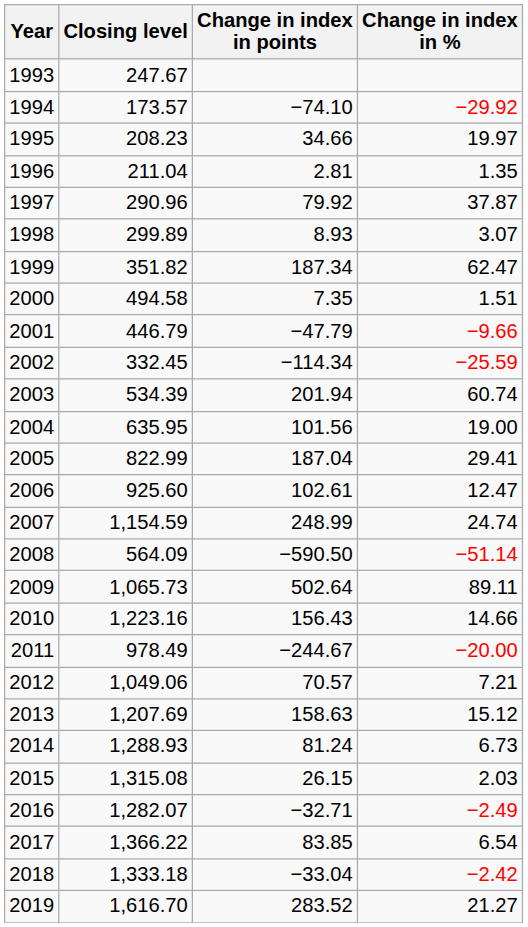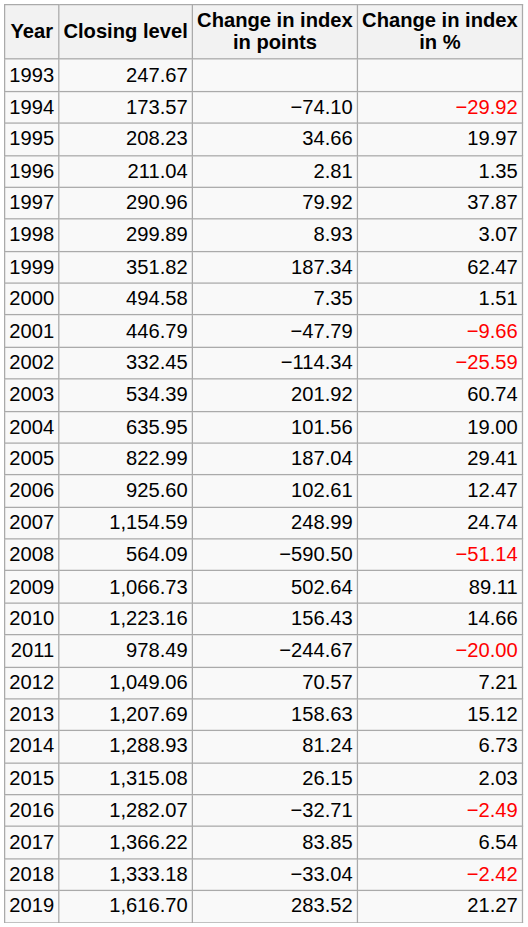(322, 394) 201.94 -> (322, 394) 201.92
(149, 586) 1,065.73 -> (149, 586) 1,066.73
